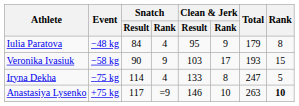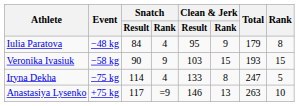(225, 61) 17 -> (225, 61) 15
(225, 94) 10 -> (225, 94) 13
(280, 94) bold -> (280, 94) normal
